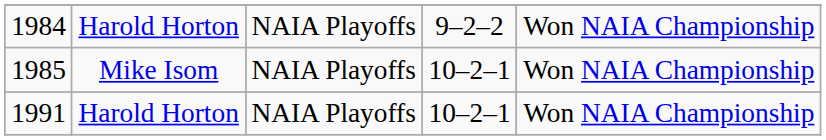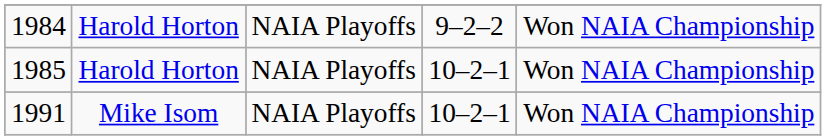(159, 69) Mike Isom -> (159, 69) Harold Horton
(159, 112) Harold Horton -> (159, 112) Mike Isom
